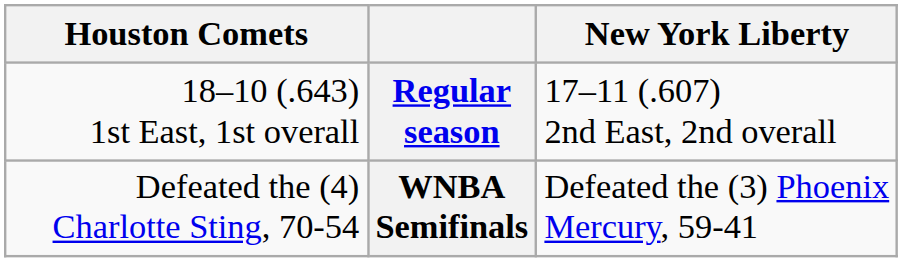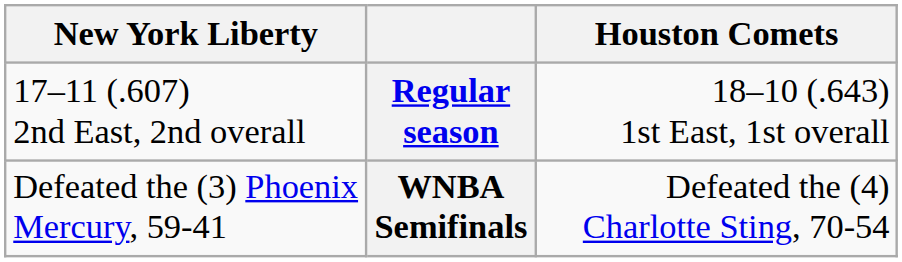columns swapped: (186, 33) <-> (717, 33)
